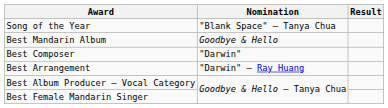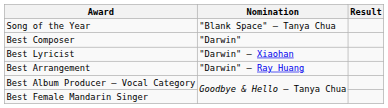- row: (56, 40)
+ row: (40, 54)
